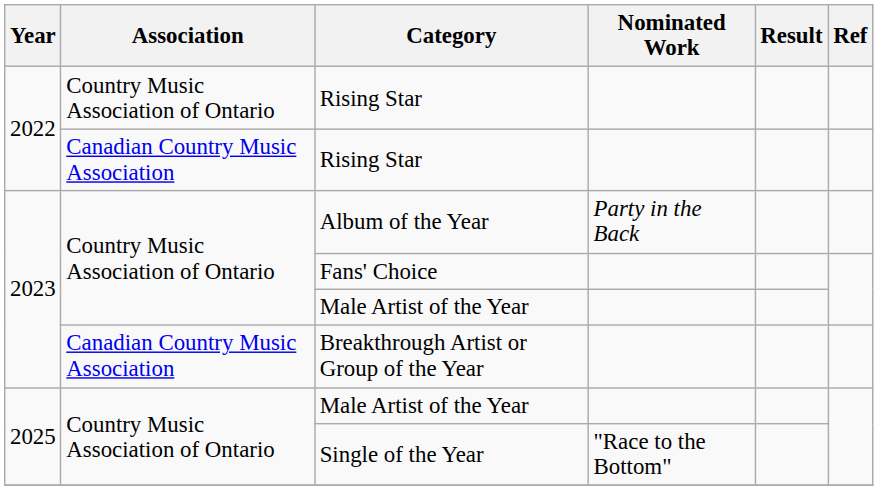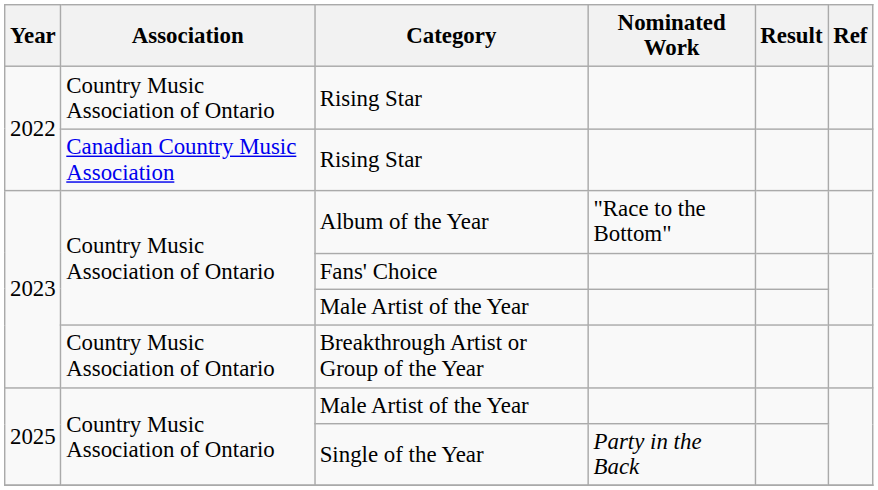(648, 221) Party in the Back -> (650, 221) "Race to the Bottom"
(181, 356) Canadian Country Music Association -> (171, 356) Country Music Association of Ontario
(650, 454) "Race to the Bottom" -> (648, 454) Party in the Back
